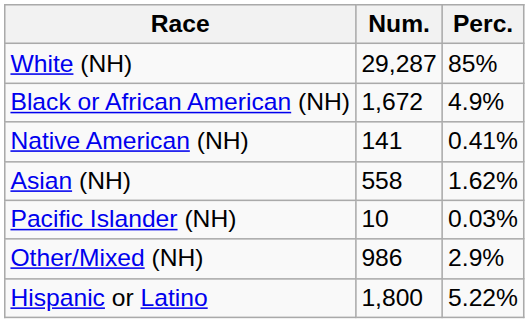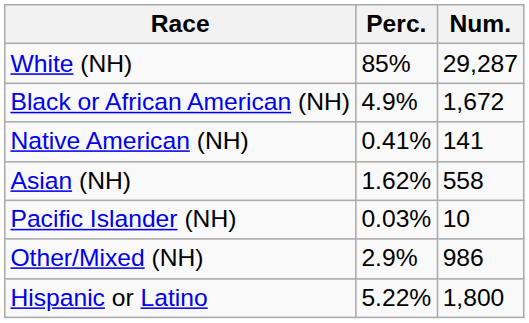columns swapped: (399, 24) <-> (483, 24)
